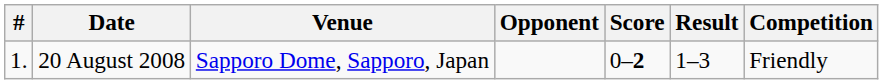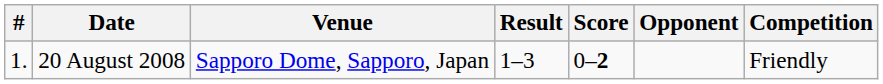columns swapped: (549, 22) <-> (707, 22)
